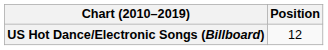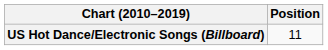(295, 34) 12 -> (295, 34) 11
